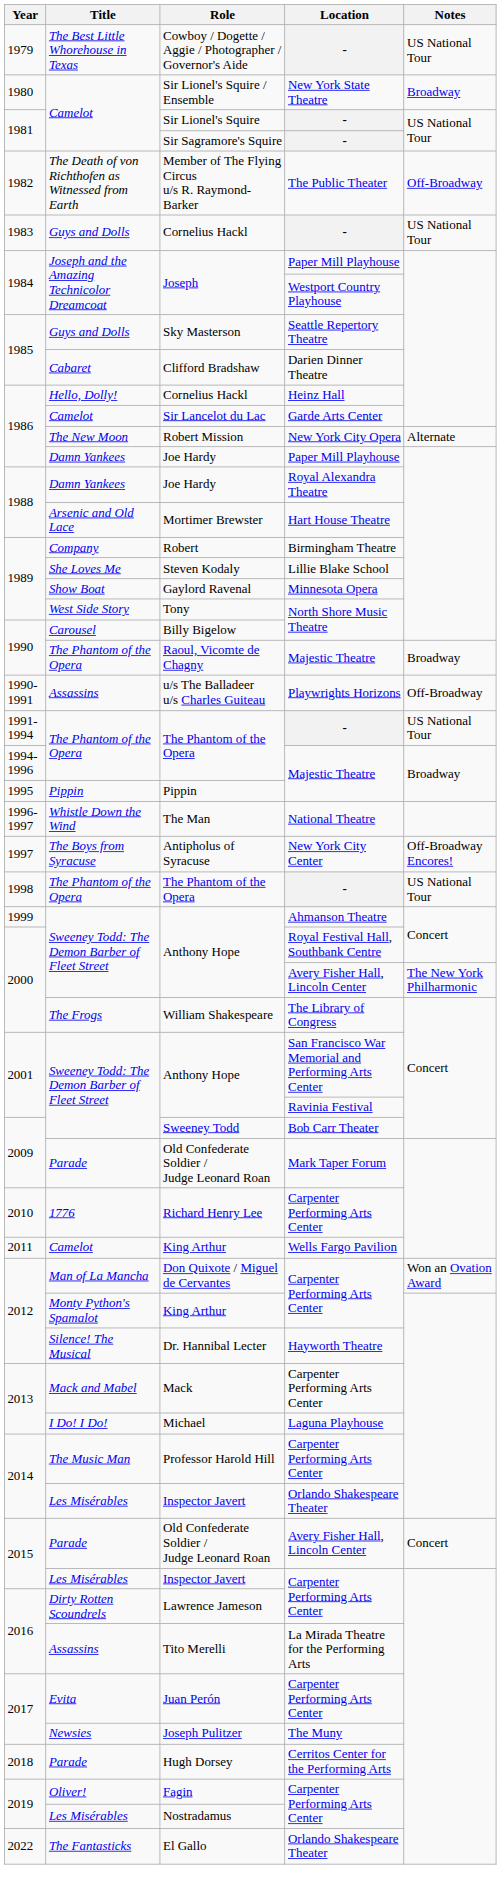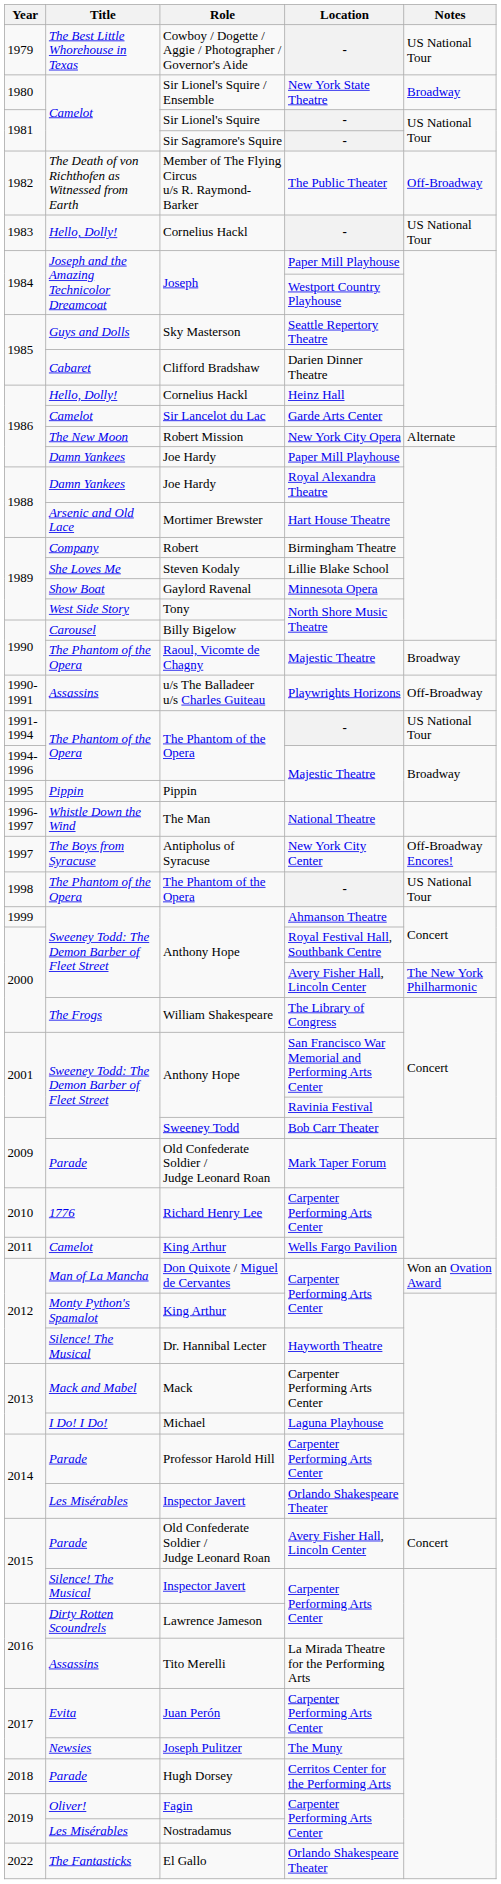(89, 232) Guys and Dolls -> (83, 232) Hello, Dolly!
(90, 1458) The Music Man -> (68, 1458) Parade
(88, 1578) Les Misérables -> (81, 1585) Silence! The Musical
